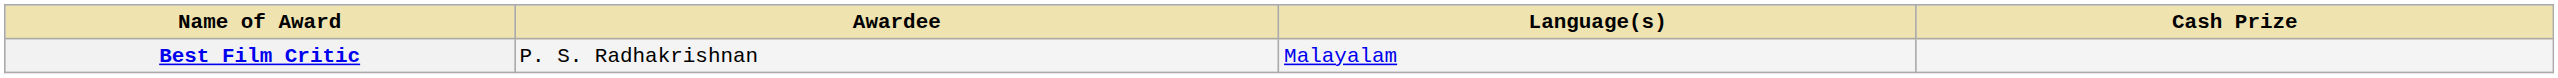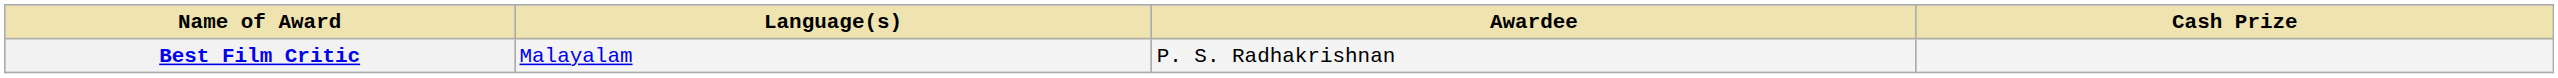columns swapped: (1598, 22) <-> (897, 22)
